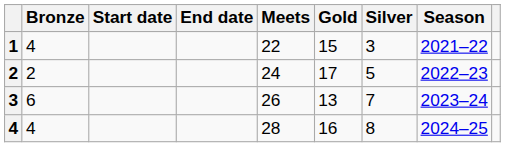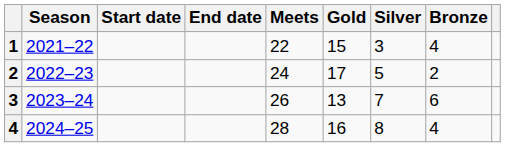columns swapped: (454, 18) <-> (55, 18)
